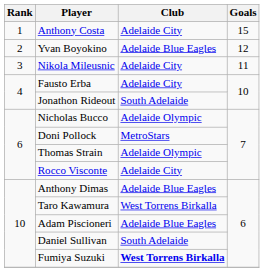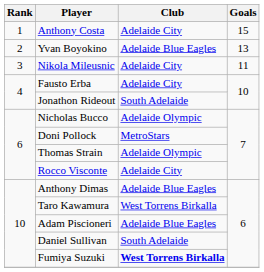(243, 48) 12 -> (243, 48) 13
